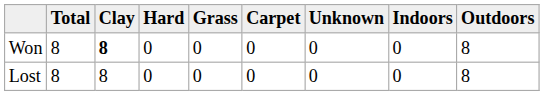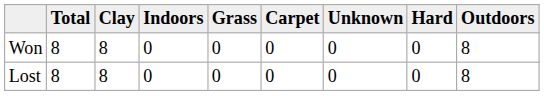columns swapped: (164, 18) <-> (423, 18)
(103, 47) bold -> (103, 47) normal
